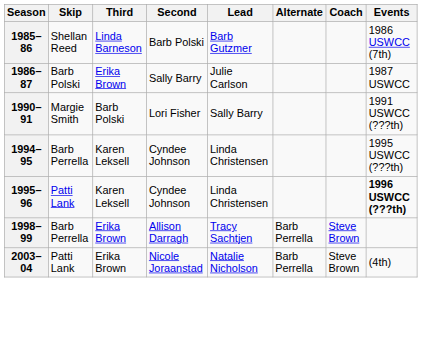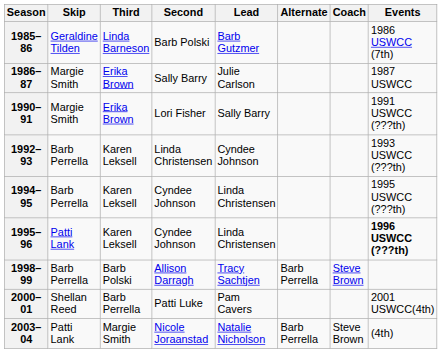(69, 42) Shellan Reed -> (74, 42) Geraldine Tilden
(65, 78) Barb Polski -> (67, 78) Margie Smith
(110, 113) Barb Polski -> (118, 113) Erika Brown
+ row: (26, 155)
(111, 232) Erika Brown -> (117, 274) Barb Polski
+ row: (26, 304)
(111, 262) Erika Brown -> (119, 333) Margie Smith
